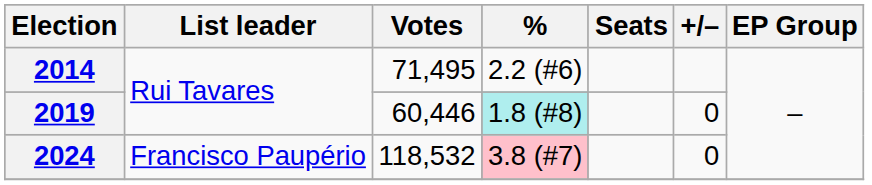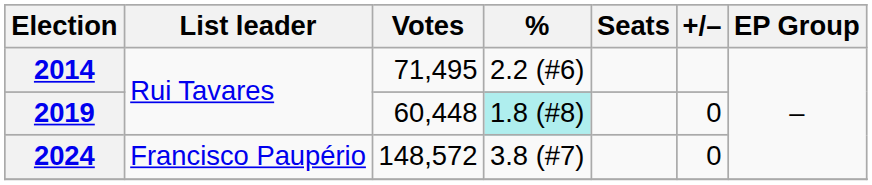(434, 112) 60,446 -> (436, 112) 60,448
(427, 156) 118,532 -> (428, 156) 148,572
(535, 156) pink background -> (537, 156) no background
